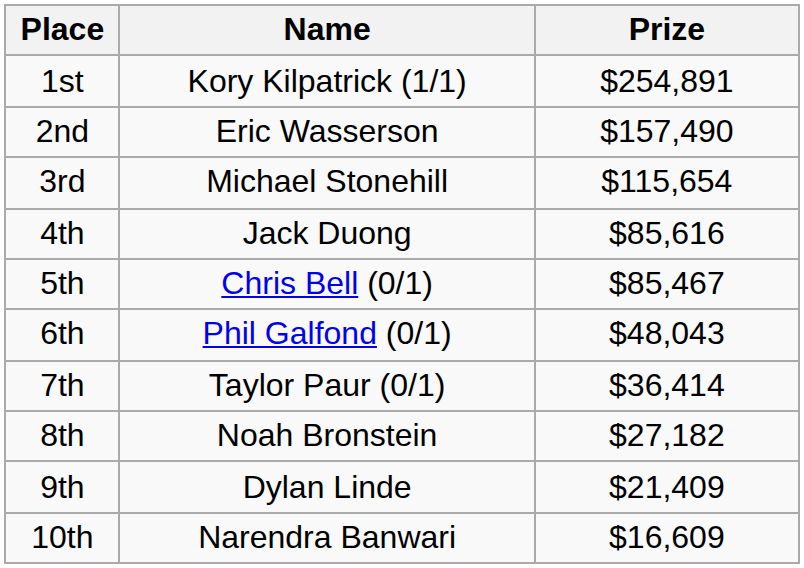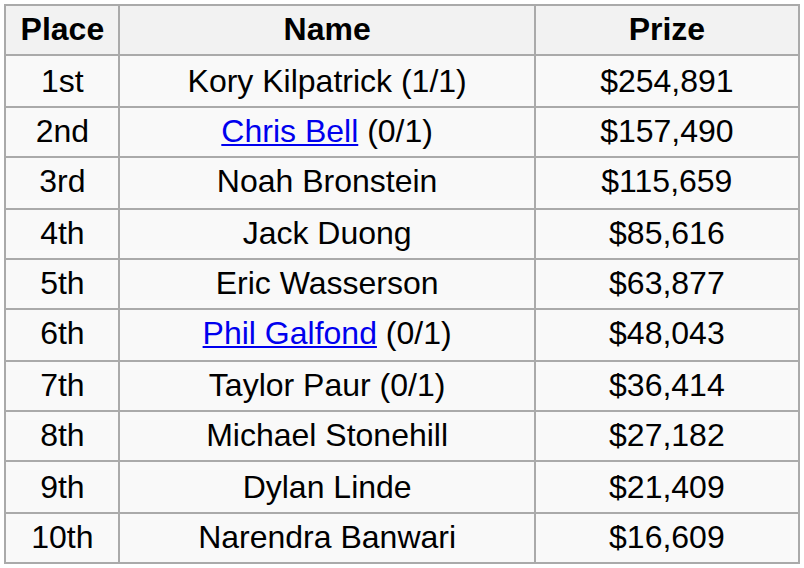(327, 131) Eric Wasserson -> (327, 131) Chris Bell (0/1)
(327, 182) Michael Stonehill -> (327, 182) Noah Bronstein
(667, 182) $115,654 -> (667, 182) $115,659
(327, 283) Chris Bell (0/1) -> (327, 283) Eric Wasserson
(667, 283) $85,467 -> (667, 283) $63,877
(327, 435) Noah Bronstein -> (327, 435) Michael Stonehill
